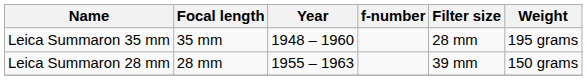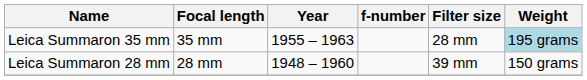(313, 39) 1948 – 1960 -> (313, 39) 1955 – 1963
(543, 39) no background -> (543, 39) lightblue background
(313, 63) 1955 – 1963 -> (313, 63) 1948 – 1960
